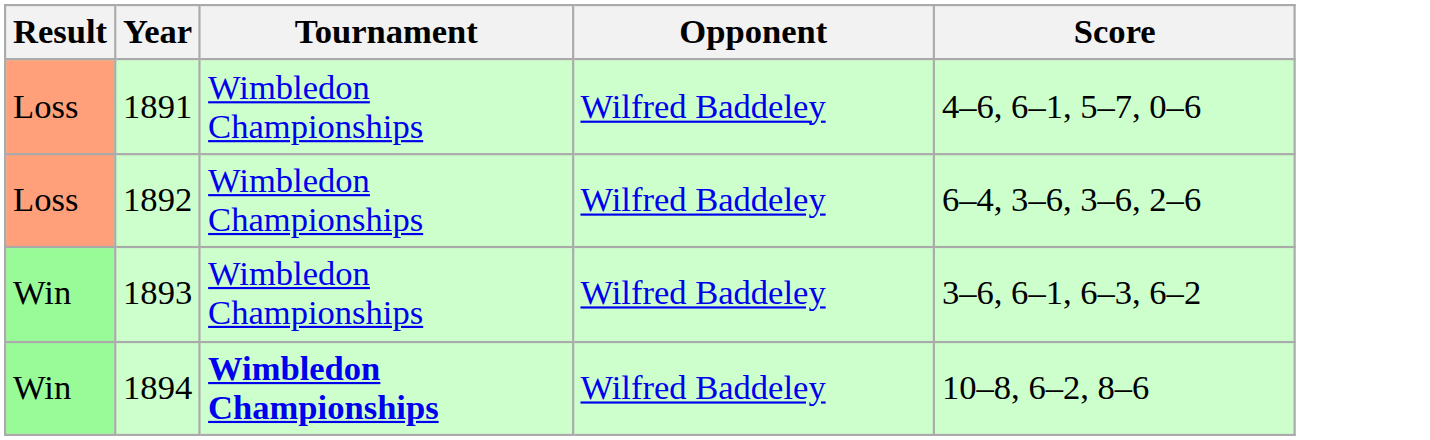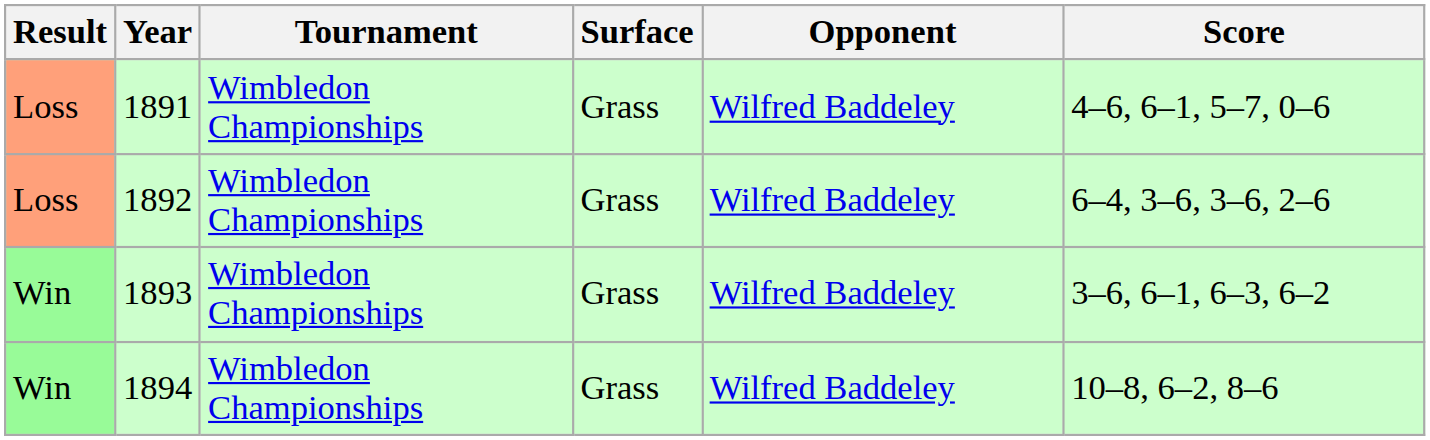+ column: (637, 31)
(323, 387) bold -> (316, 387) normal
